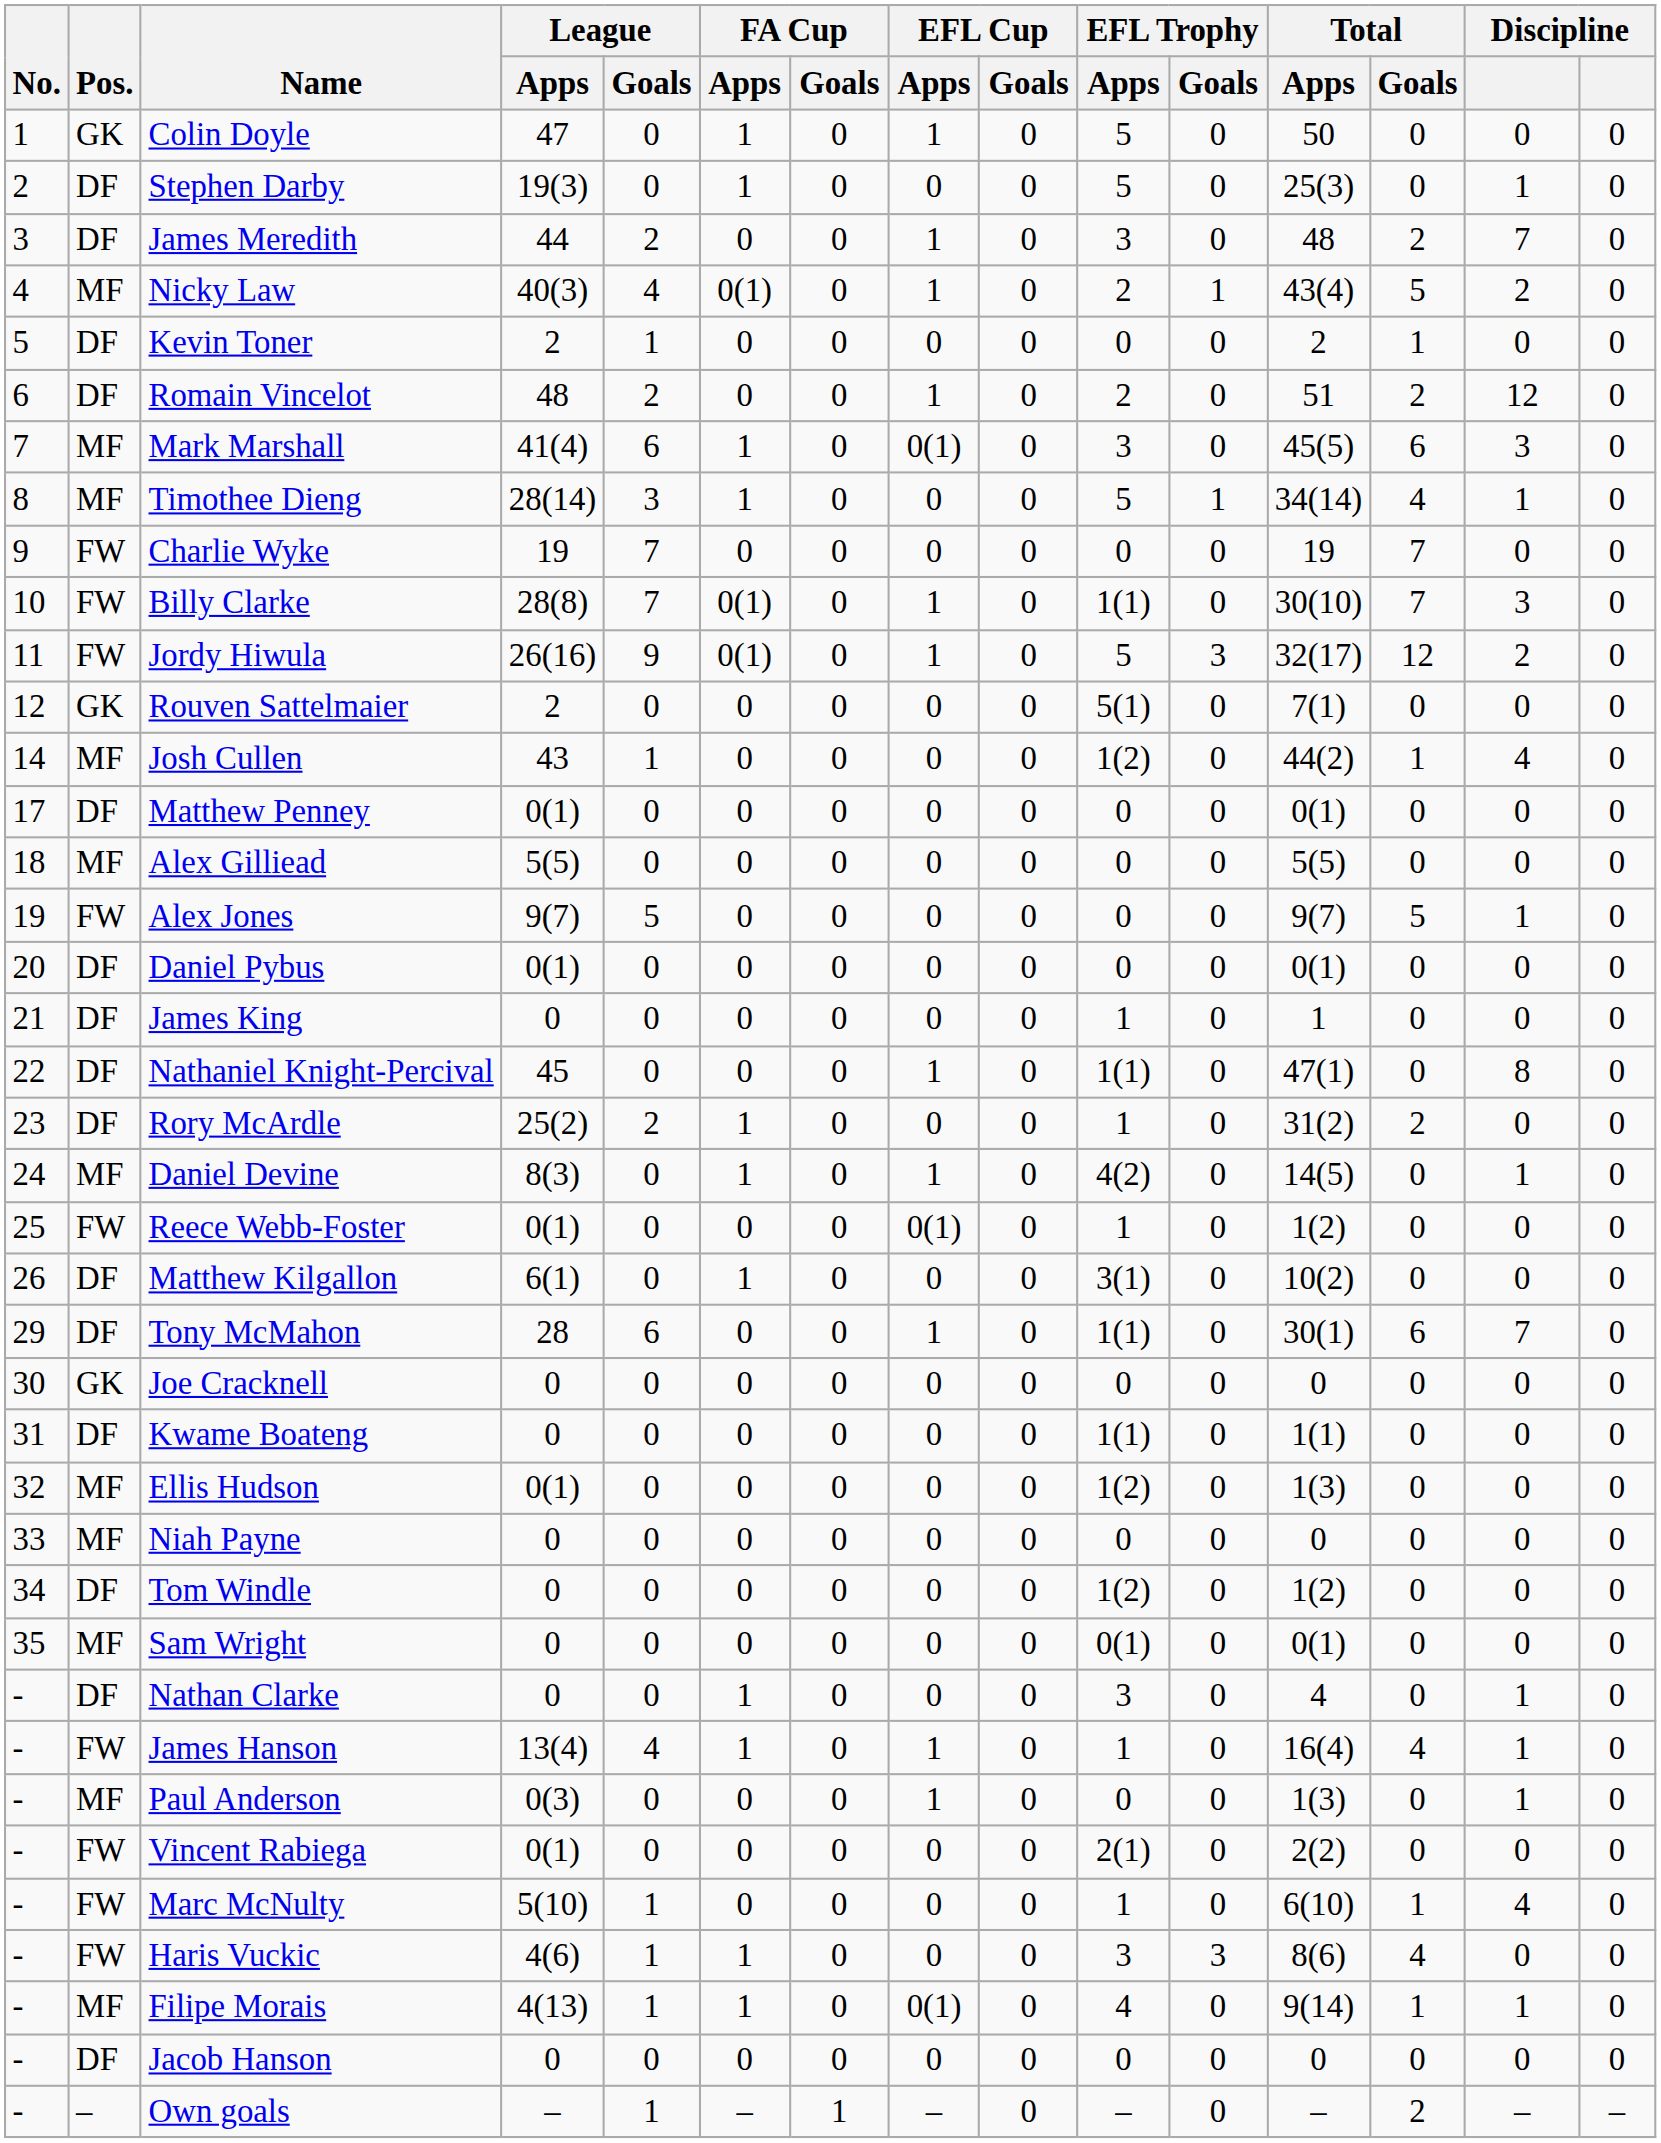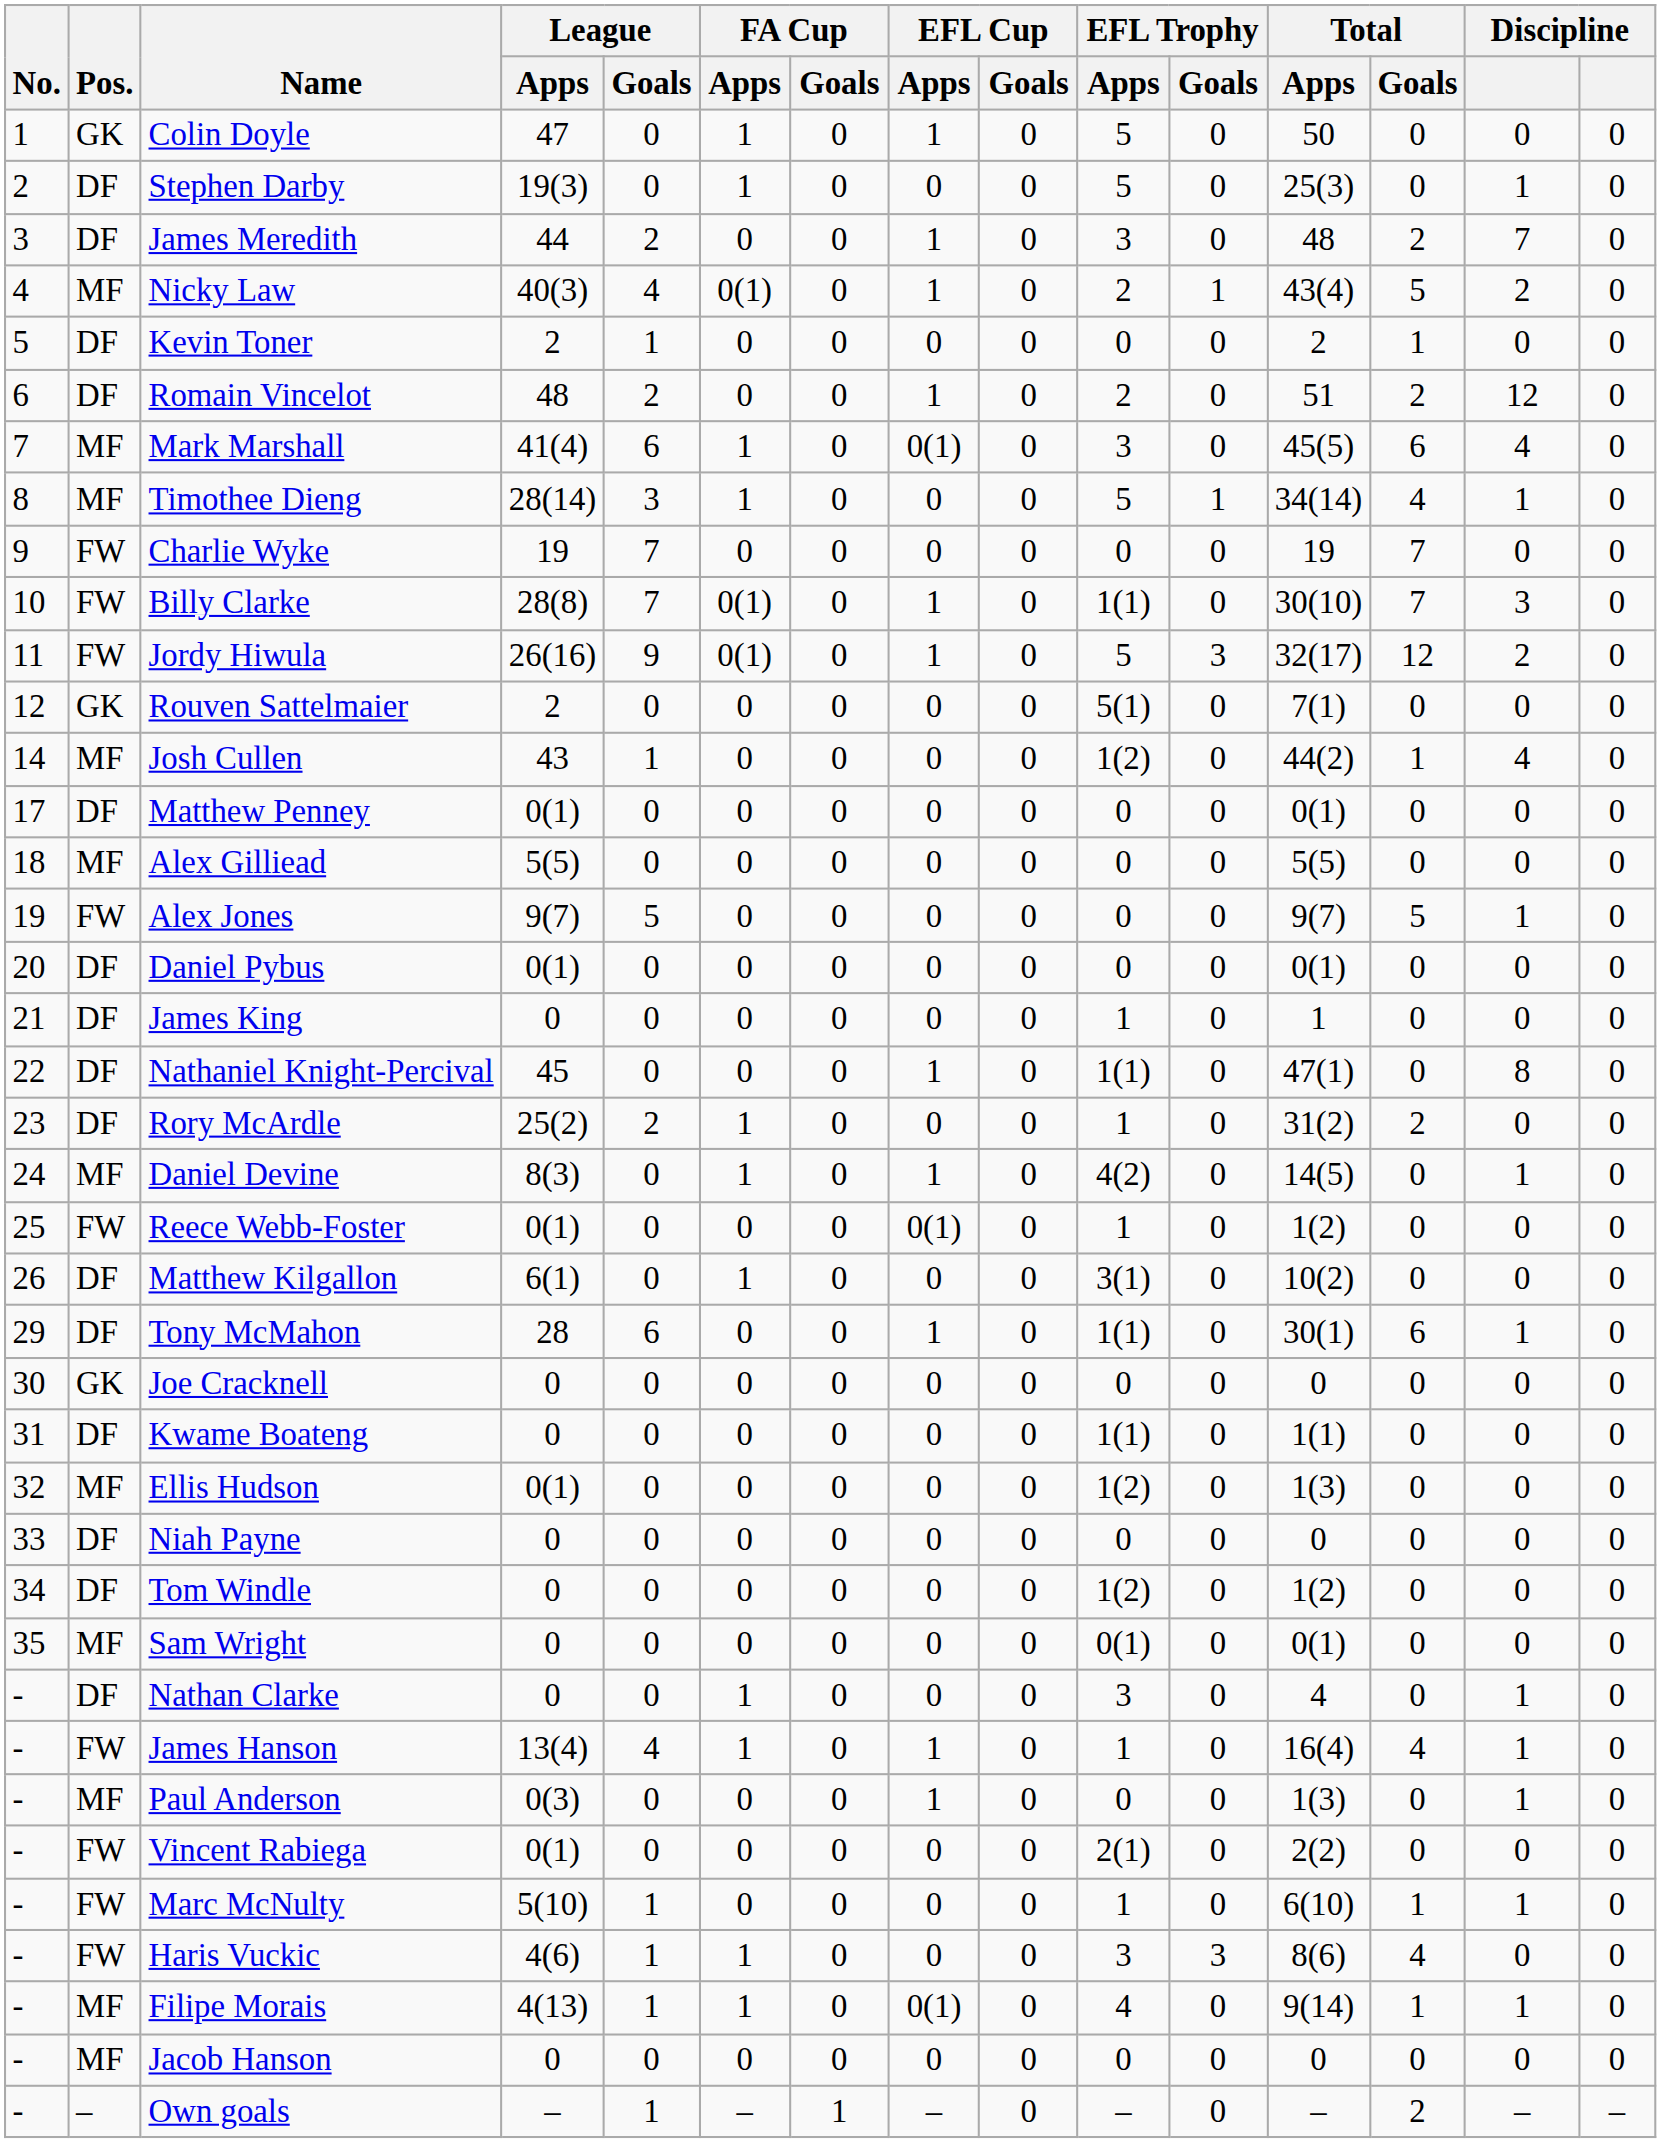(1522, 446) 3 -> (1522, 446) 4
(1522, 1330) 7 -> (1522, 1330) 1
(100, 1539) MF -> (97, 1539) DF
(1522, 1903) 4 -> (1522, 1903) 1
(97, 2059) DF -> (100, 2059) MF
